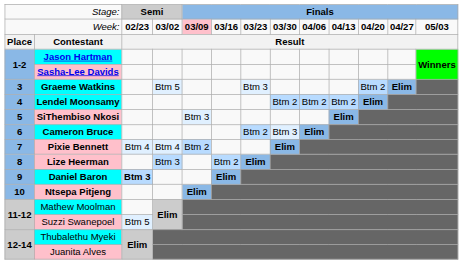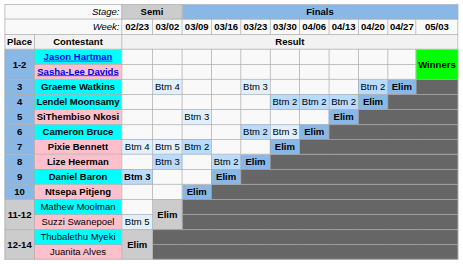(197, 26) pink background -> (197, 26) no background
(167, 86) Btm 5 -> (167, 86) Btm 4
(167, 147) Btm 4 -> (167, 147) Btm 5
